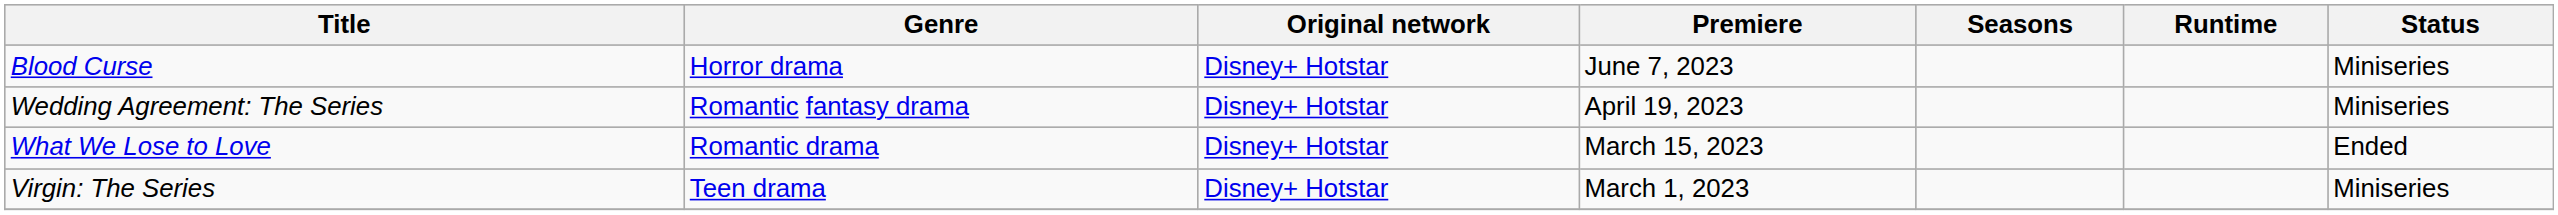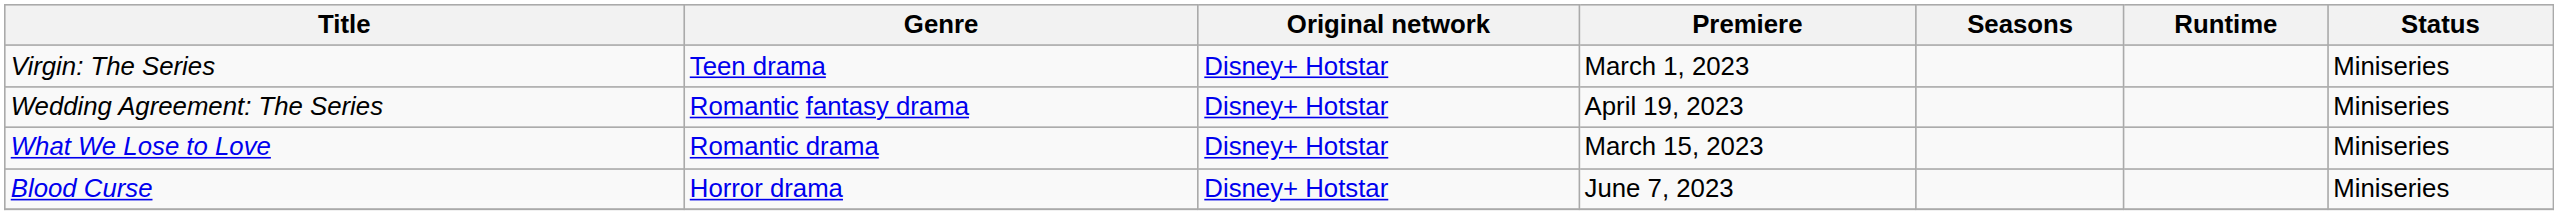rows swapped: (113, 188) <-> (82, 65)
(2371, 147) Ended -> (2391, 147) Miniseries
